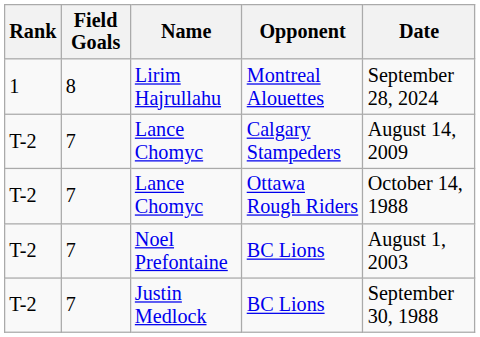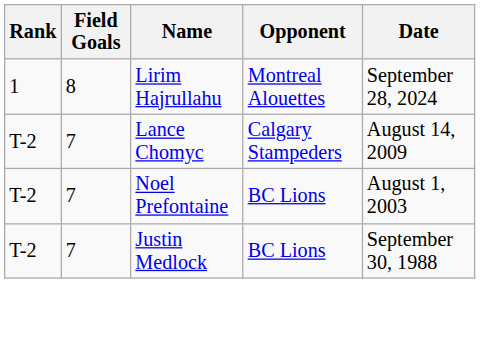- row: (169, 195)
